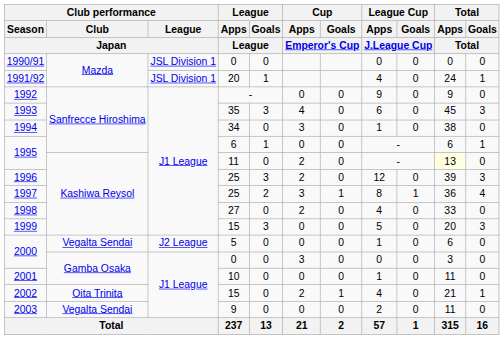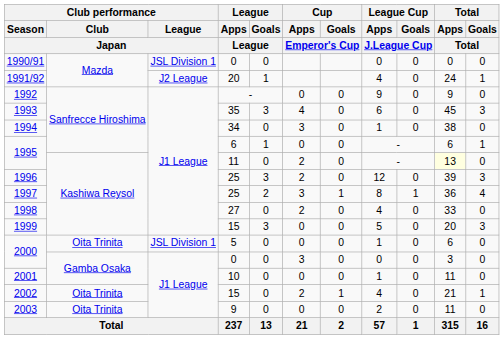(183, 78) JSL Division 1 -> (183, 78) J2 League
(97, 243) Vegalta Sendai -> (97, 243) Oita Trinita
(183, 243) J2 League -> (183, 243) JSL Division 1
(97, 309) Vegalta Sendai -> (97, 309) Oita Trinita
